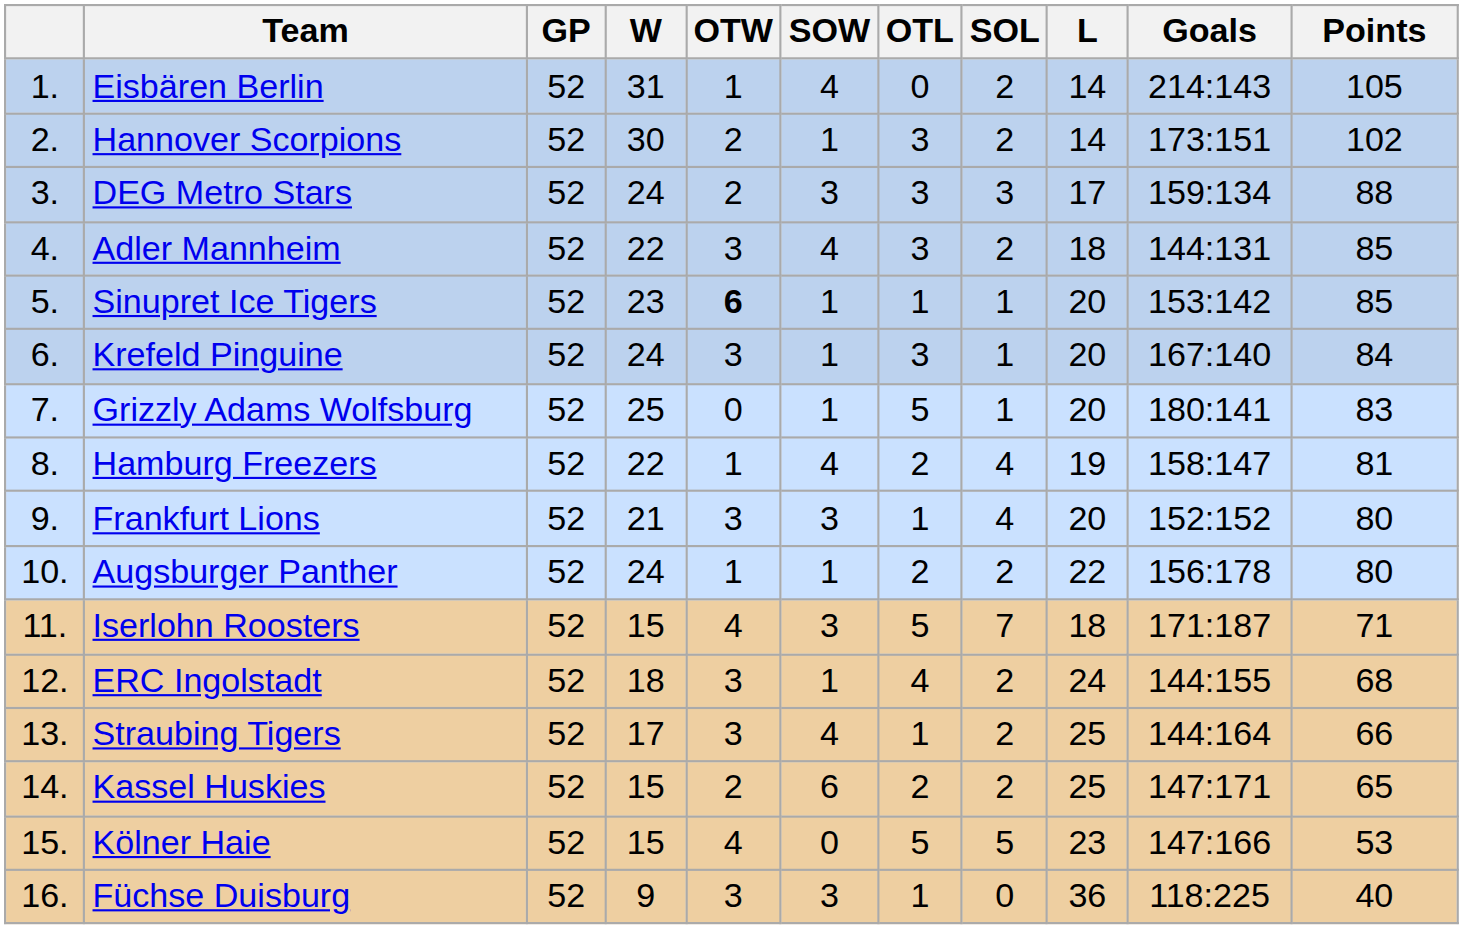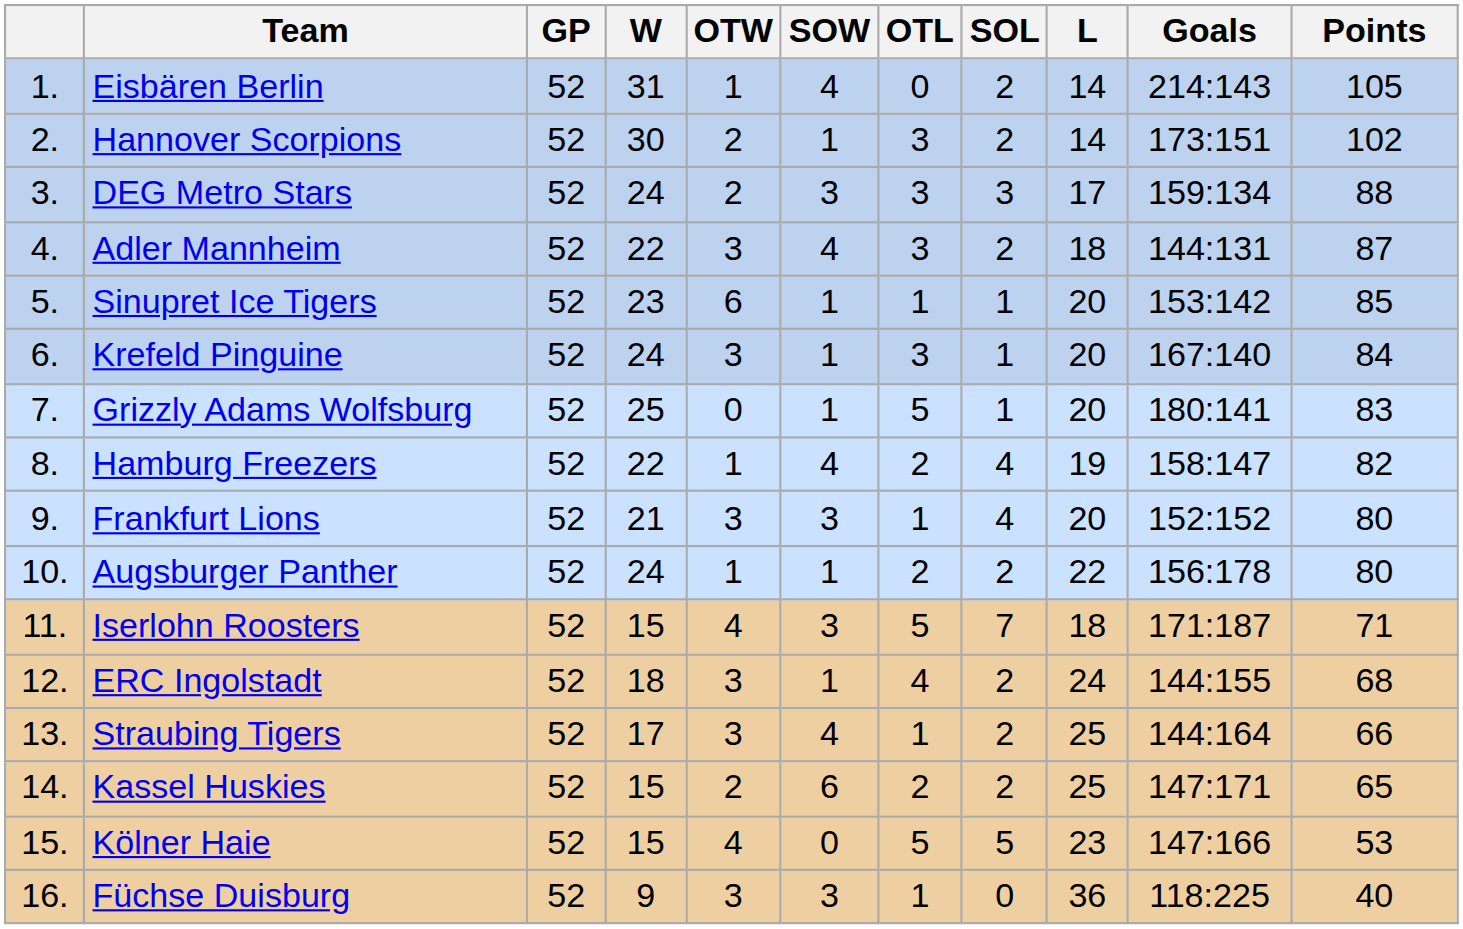(1374, 247) 85 -> (1374, 247) 87
(733, 301) bold -> (733, 301) normal
(1374, 463) 81 -> (1374, 463) 82
